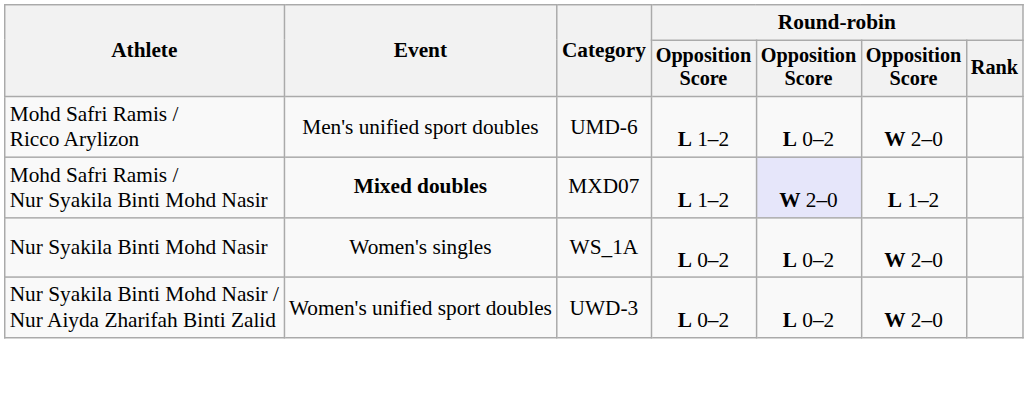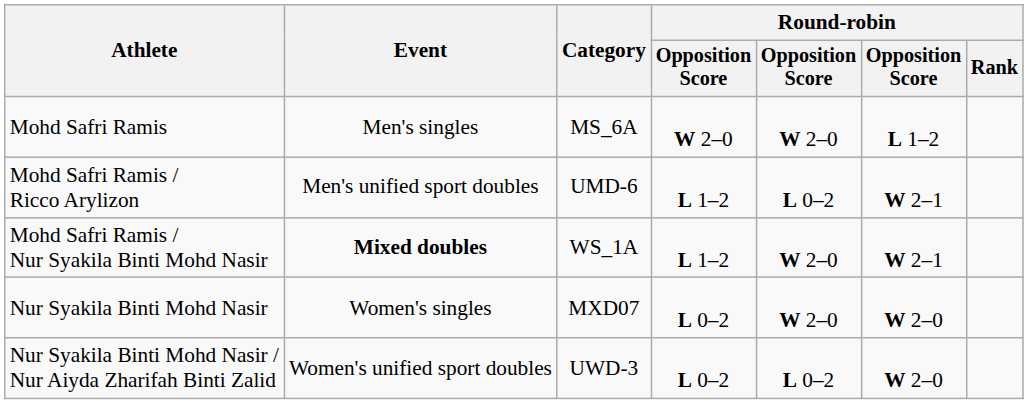+ row: (88, 127)
(914, 139) W 2–0 -> (914, 200) W 2–1
(604, 187) MXD07 -> (604, 247) WS_1A
(808, 200) lavender background -> (808, 260) no background
(914, 200) L 1–2 -> (914, 260) W 2–1
(604, 247) WS_1A -> (604, 308) MXD07
(808, 260) L 0–2 -> (808, 320) W 2–0
